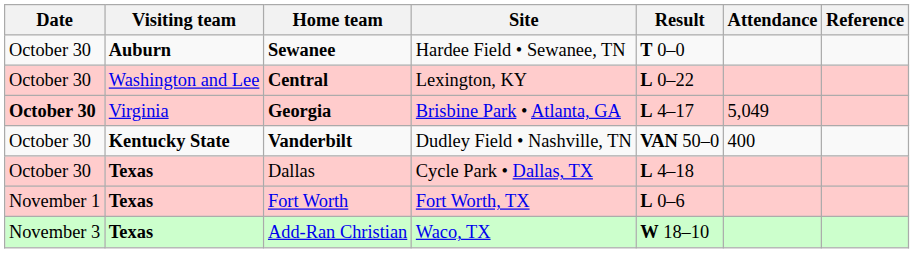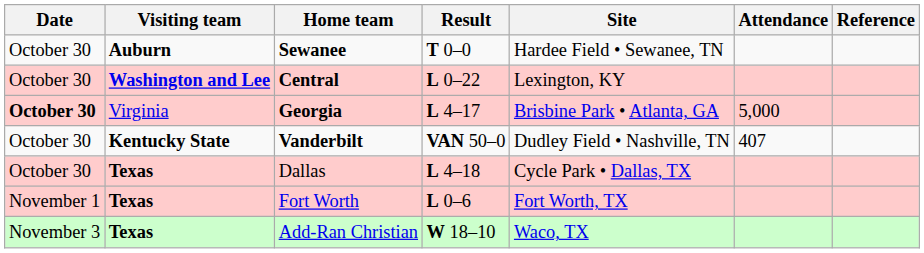columns swapped: (524, 19) <-> (680, 19)
(184, 80) normal -> (189, 80) bold
(748, 110) 5,049 -> (759, 110) 5,000
(741, 141) 400 -> (752, 141) 407
